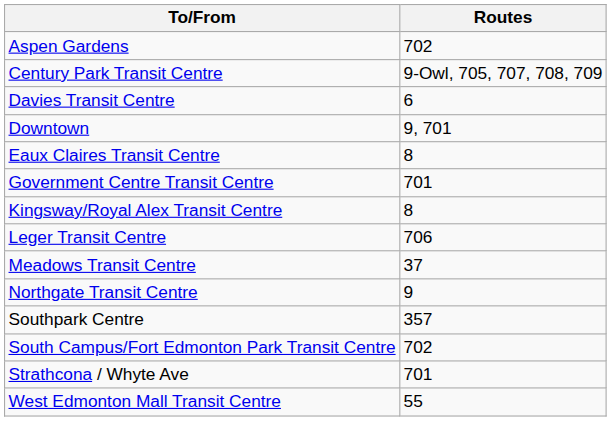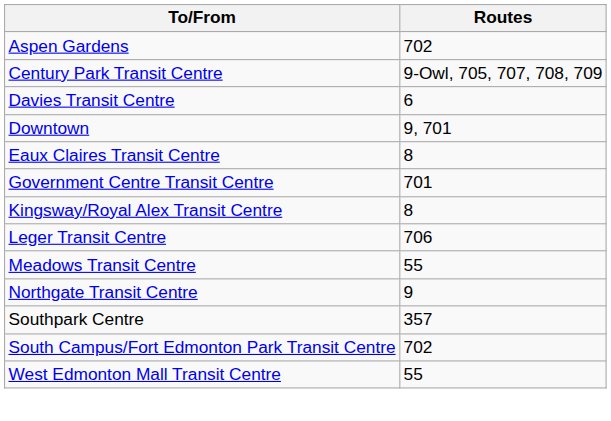(413, 264) 37 -> (413, 264) 55
- row: (99, 374)
